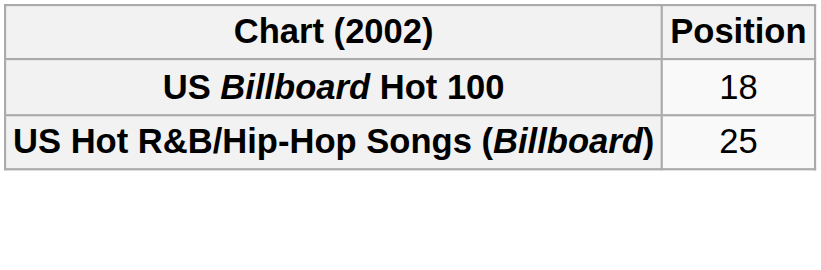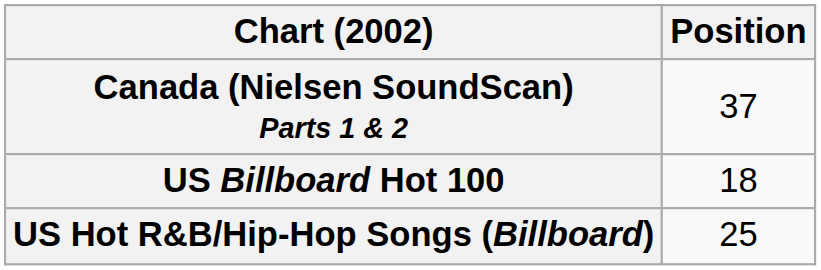+ row: (334, 106)
